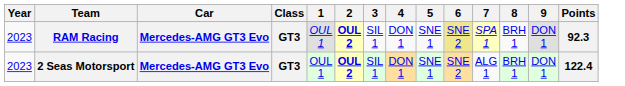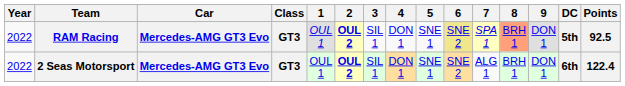+ column: (570, 13)
(19, 37) 2023 -> (19, 37) 2022
(514, 37) no background -> (514, 37) lightsalmon background
(578, 37) 92.3 -> (600, 37) 92.5
(19, 66) 2023 -> (19, 66) 2022
